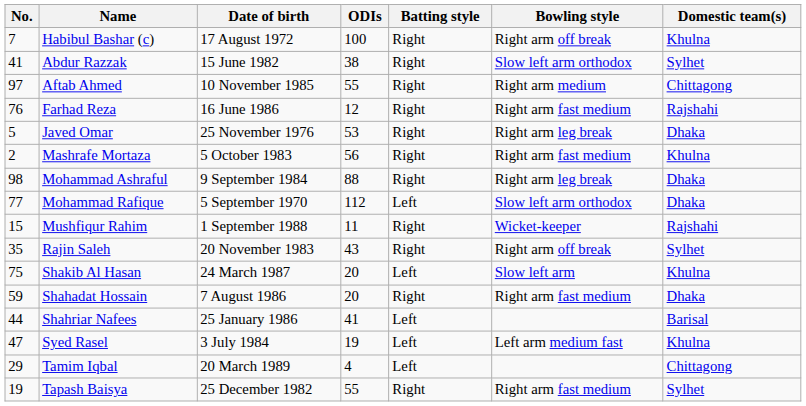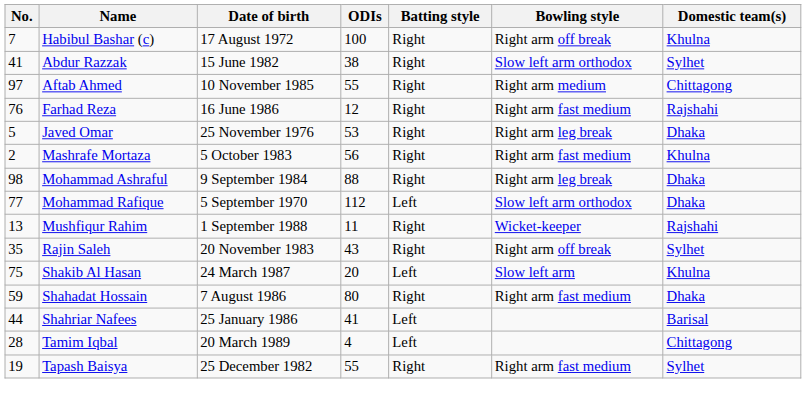(15, 226) 15 -> (15, 226) 13
(352, 296) 20 -> (352, 296) 80
- row: (75, 343)
(15, 366) 29 -> (15, 343) 28
